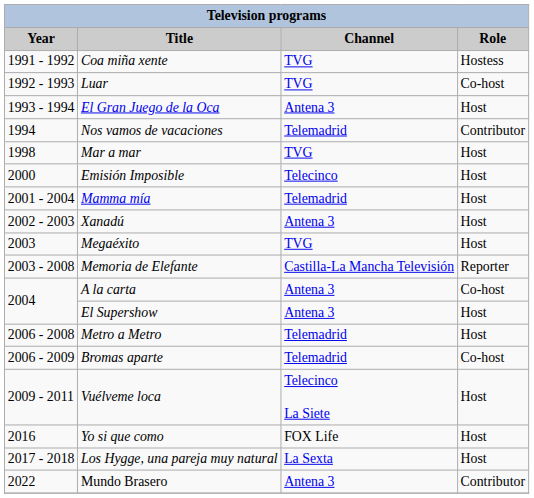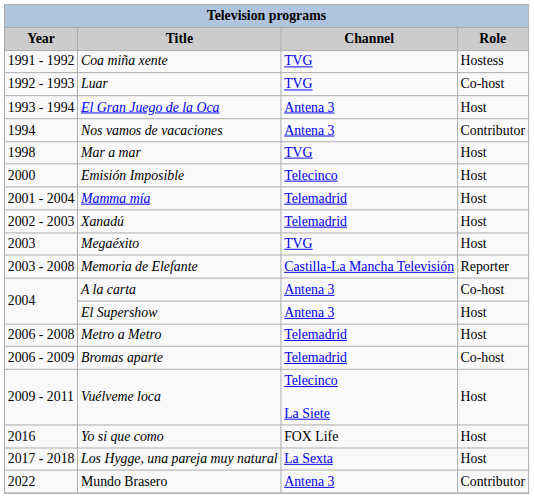(316, 130) Telemadrid -> (309, 130) Antena 3
(309, 221) Antena 3 -> (316, 221) Telemadrid
